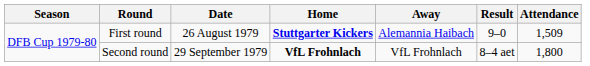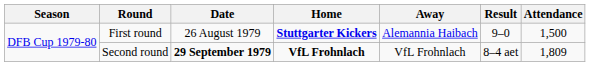(549, 33) 1,509 -> (553, 33) 1,500
(221, 52) normal -> (222, 52) bold
(549, 52) 1,800 -> (553, 52) 1,809
